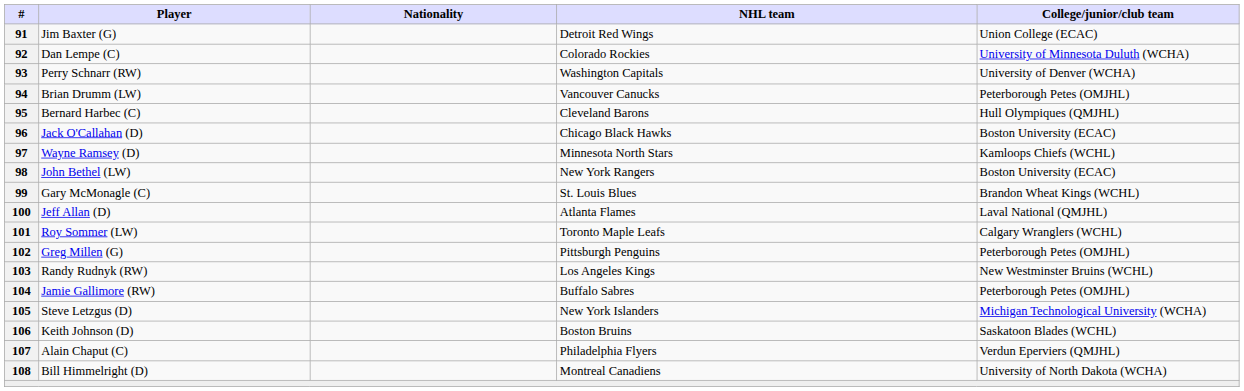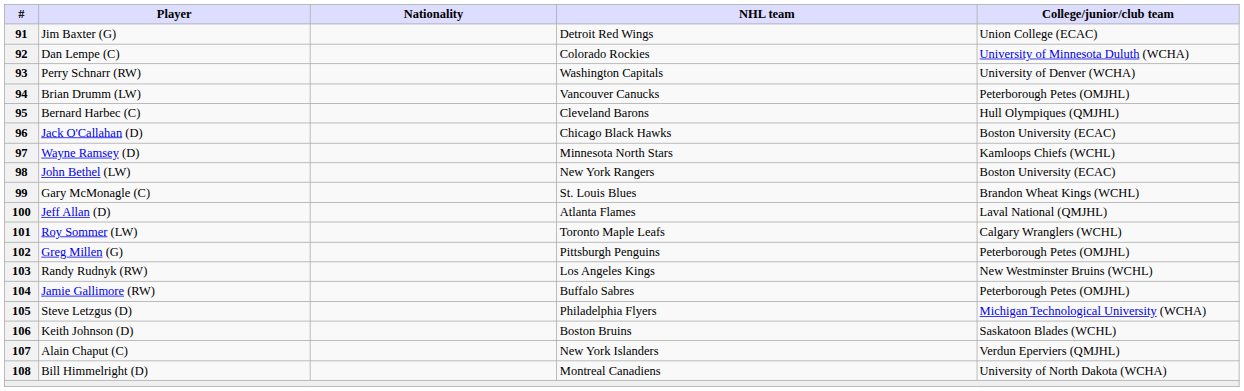(609, 311) New York Islanders -> (608, 311) Philadelphia Flyers
(608, 350) Philadelphia Flyers -> (609, 350) New York Islanders
